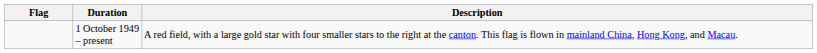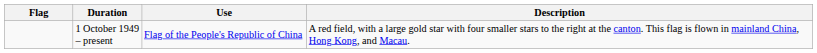+ column: (224, 12)
